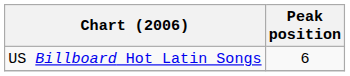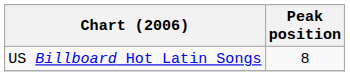(305, 59) 6 -> (305, 59) 8
